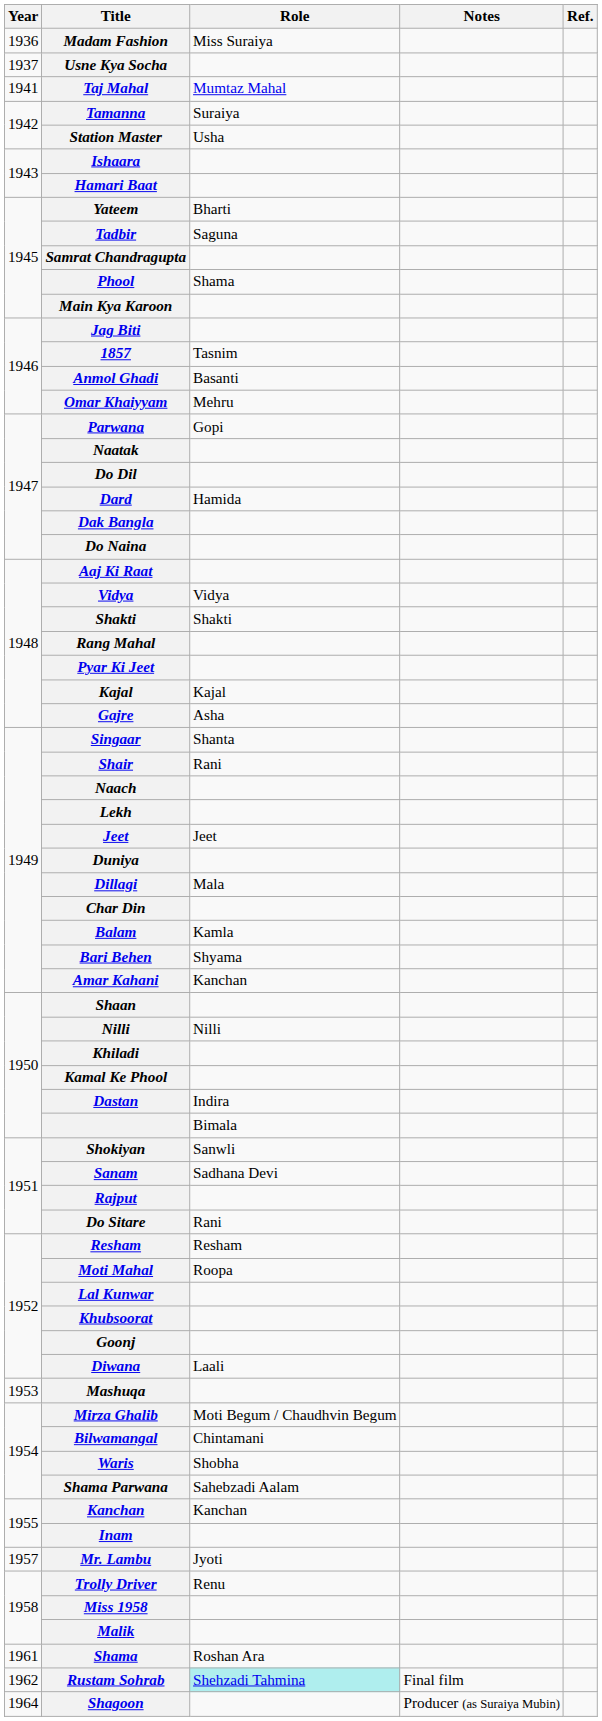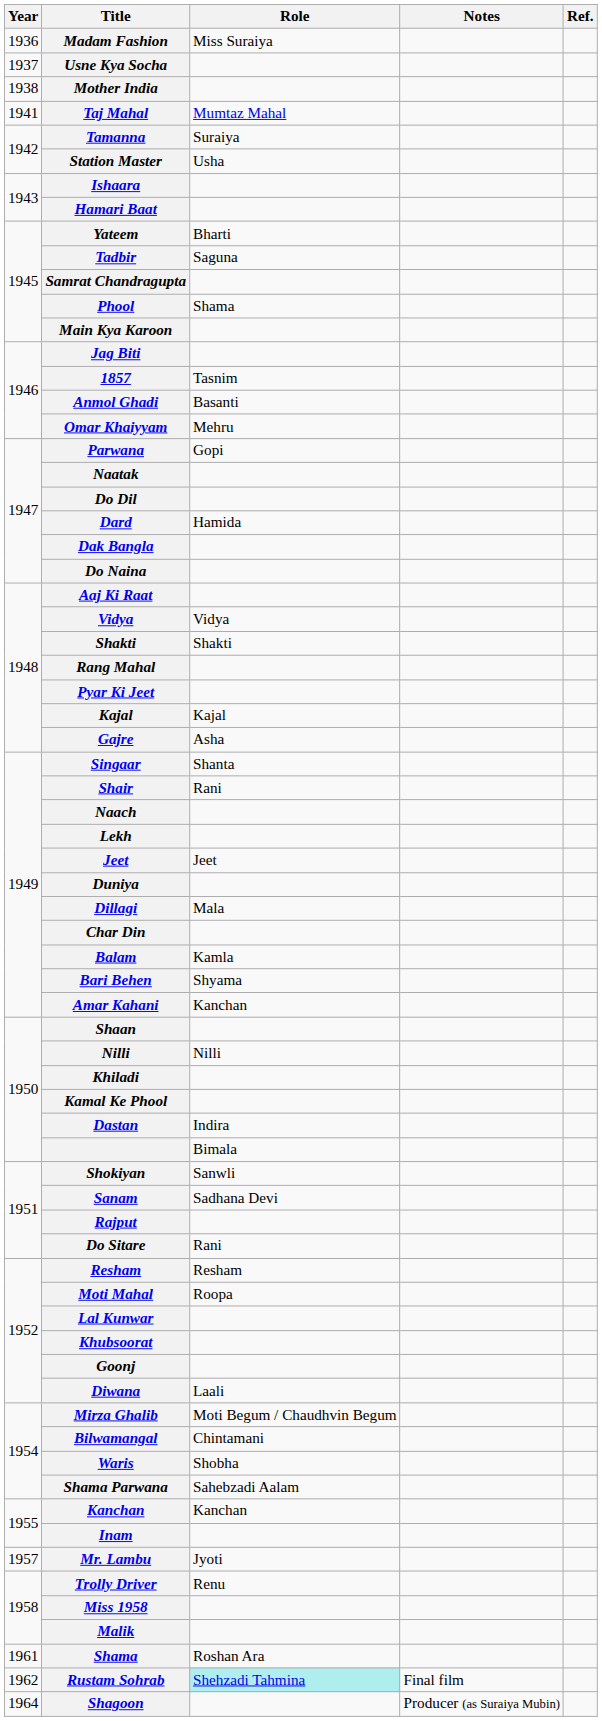+ row: (116, 88)
- row: (116, 1390)
